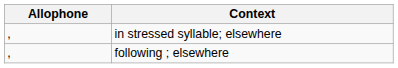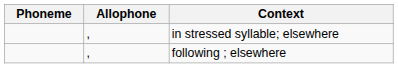+ column: (44, 14)
